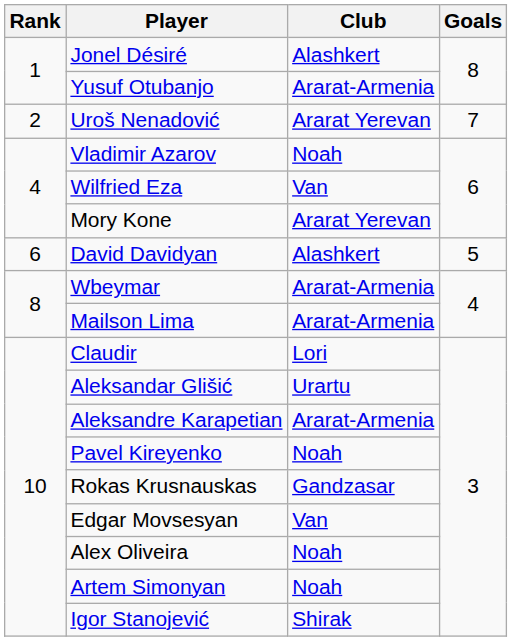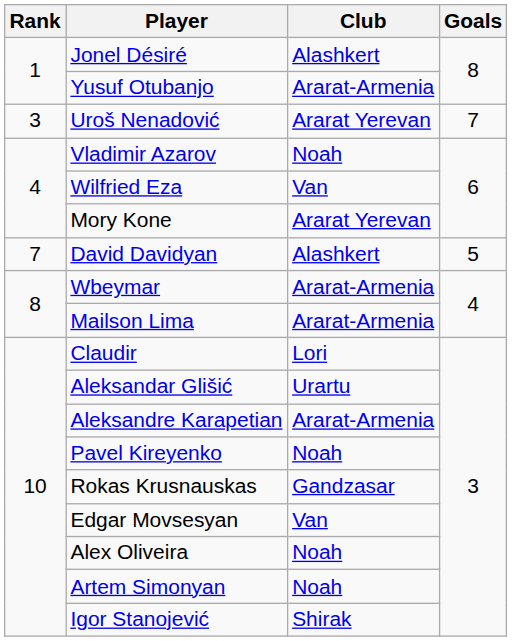(35, 120) 2 -> (35, 120) 3
(35, 253) 6 -> (35, 253) 7
